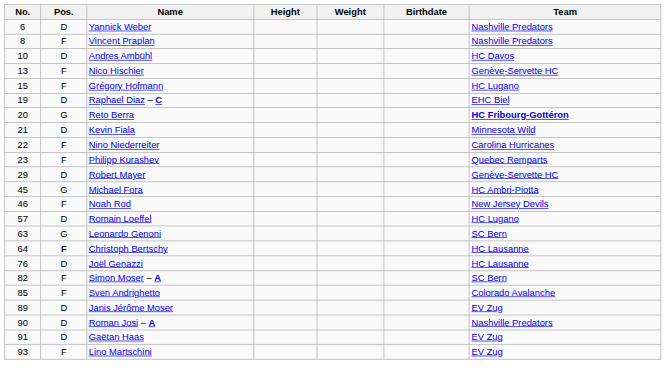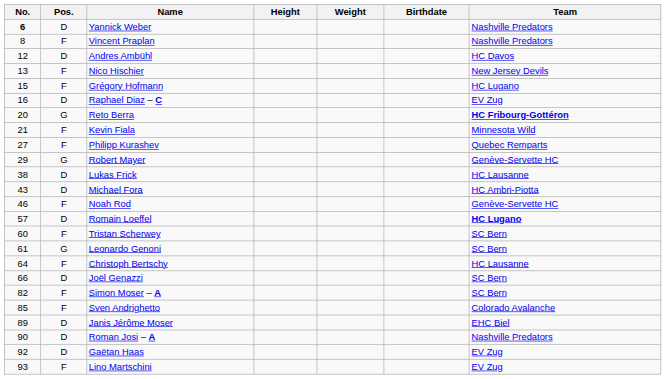(23, 27) normal -> (23, 27) bold
(23, 56) 10 -> (23, 56) 12
(515, 71) Genève-Servette HC -> (510, 71) New Jersey Devils
(23, 101) 19 -> (23, 101) 16
(491, 101) EHC Biel -> (487, 101) EV Zug
(64, 130) D -> (64, 130) F
- row: (124, 145)
(23, 160) 23 -> (23, 145) 27
(64, 175) D -> (64, 160) G
+ row: (113, 175)
(23, 190) 45 -> (23, 190) 43
(64, 190) G -> (64, 190) D
(510, 204) New Jersey Devils -> (515, 204) Genève-Servette HC
(495, 219) normal -> (496, 219) bold
+ row: (125, 234)
(23, 234) 63 -> (23, 249) 61
(64, 249) bold -> (64, 263) normal
(23, 263) 76 -> (23, 278) 66
(500, 263) HC Lausanne -> (489, 278) SC Bern
(487, 308) EV Zug -> (491, 323) EHC Biel
(23, 337) 91 -> (23, 352) 92
